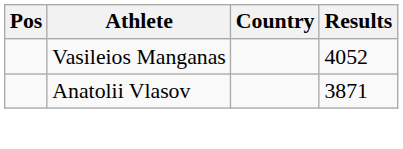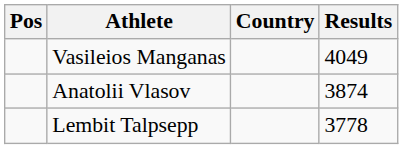(346, 56) 4052 -> (346, 56) 4049
(346, 90) 3871 -> (346, 90) 3874
+ row: (125, 125)
